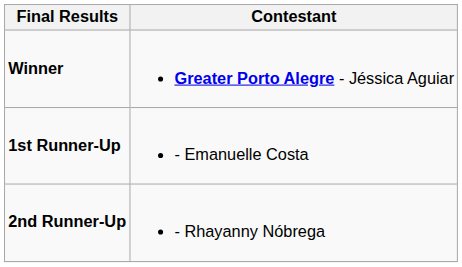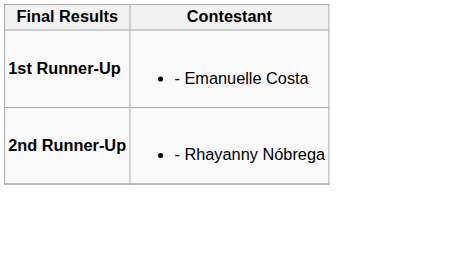- row: (36, 68)
